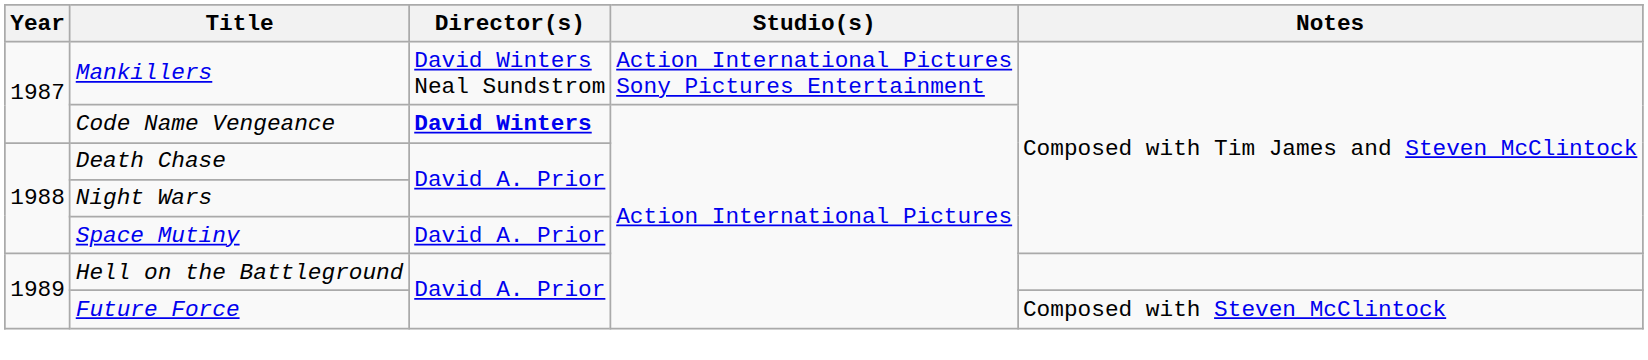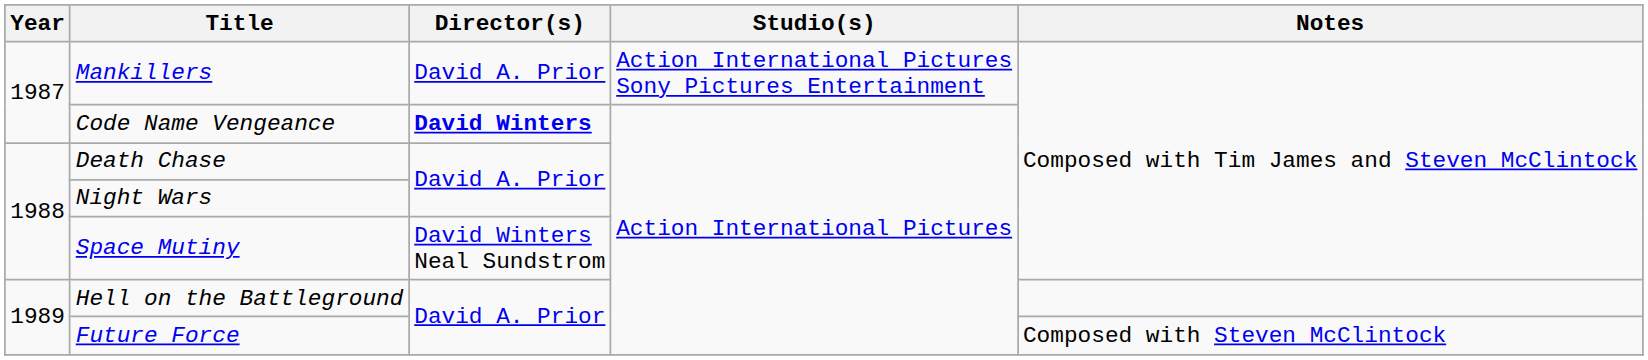(510, 74) David Winters Neal Sundstrom -> (510, 74) David A. Prior
(510, 235) David A. Prior -> (510, 248) David Winters Neal Sundstrom
